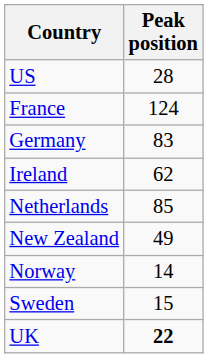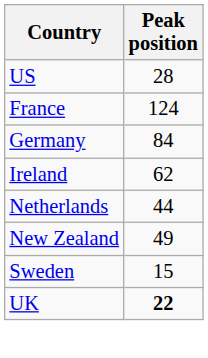(163, 141) 83 -> (163, 141) 84
(163, 206) 85 -> (163, 206) 44
- row: (42, 271)
